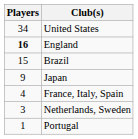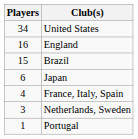(23, 45) bold -> (23, 45) normal
(23, 77) 9 -> (23, 77) 6
